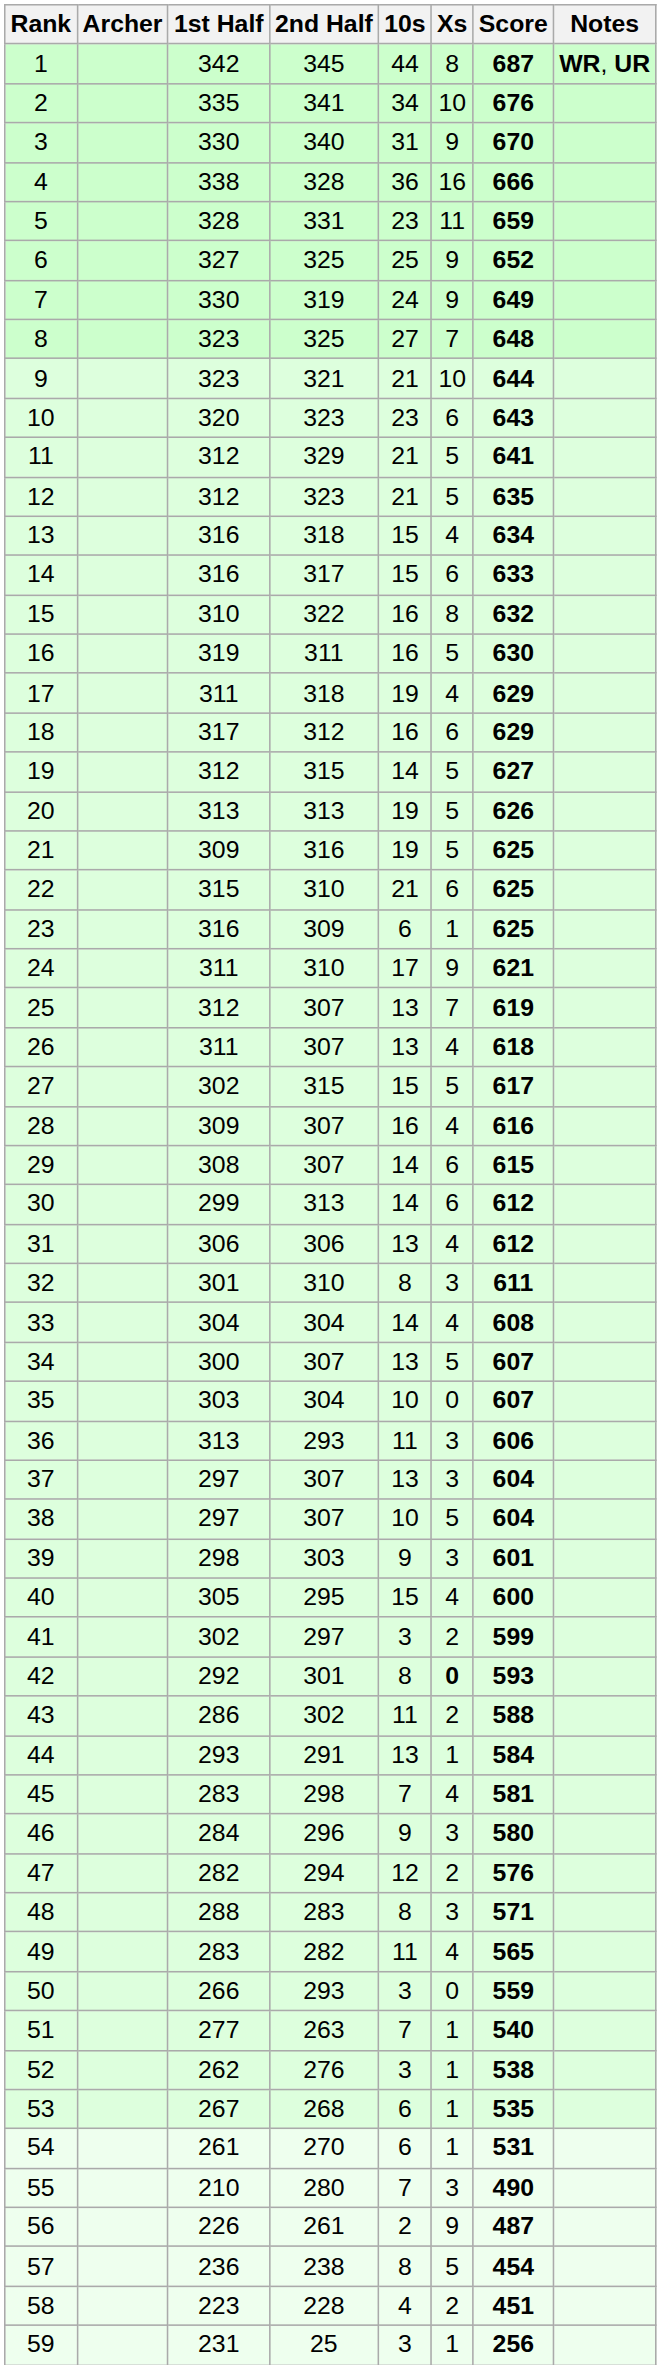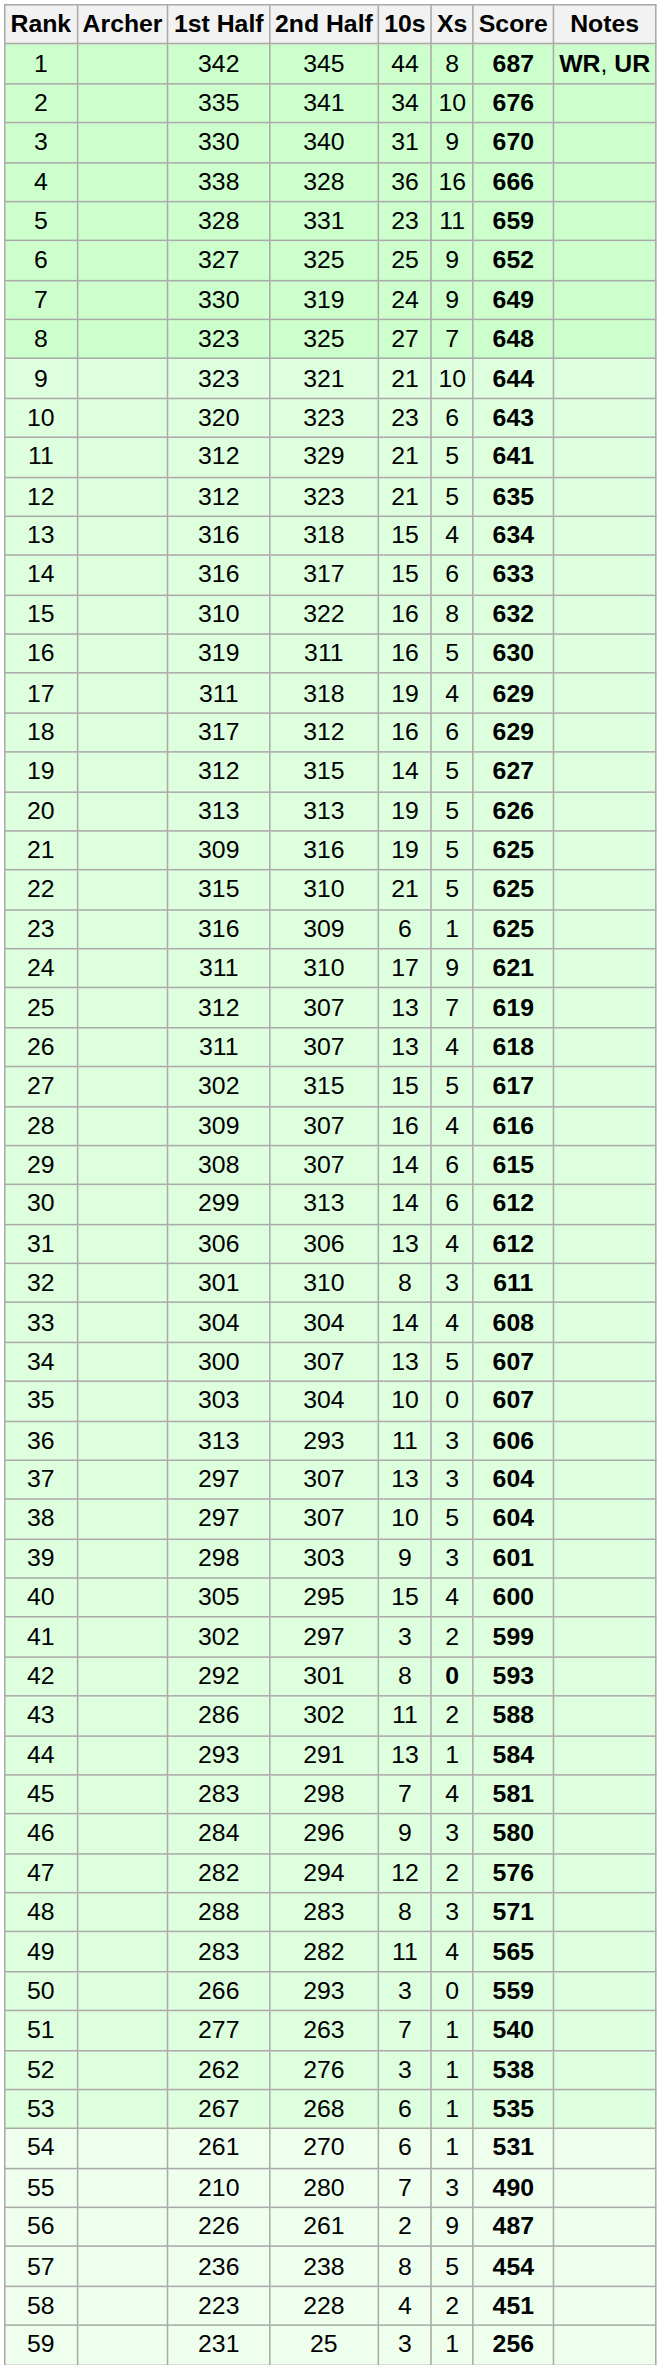(452, 889) 6 -> (452, 889) 5
